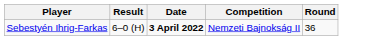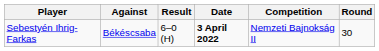+ column: (129, 12)
(310, 27) 36 -> (347, 33) 30
